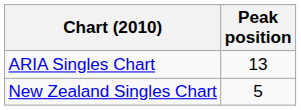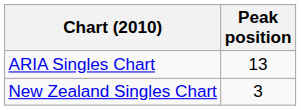(258, 91) 5 -> (258, 91) 3
